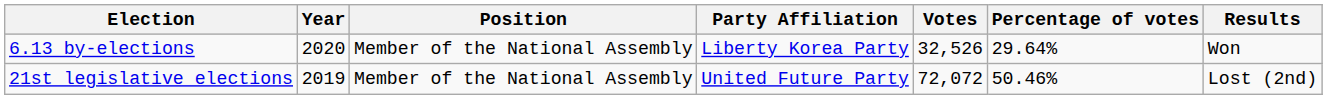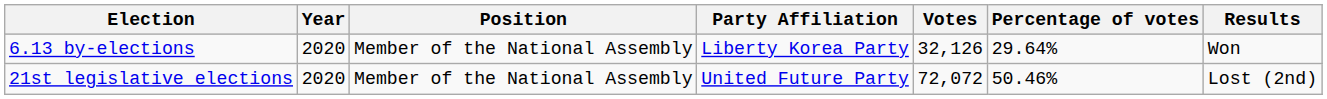(950, 49) 32,526 -> (950, 49) 32,126
(324, 79) 2019 -> (324, 79) 2020
